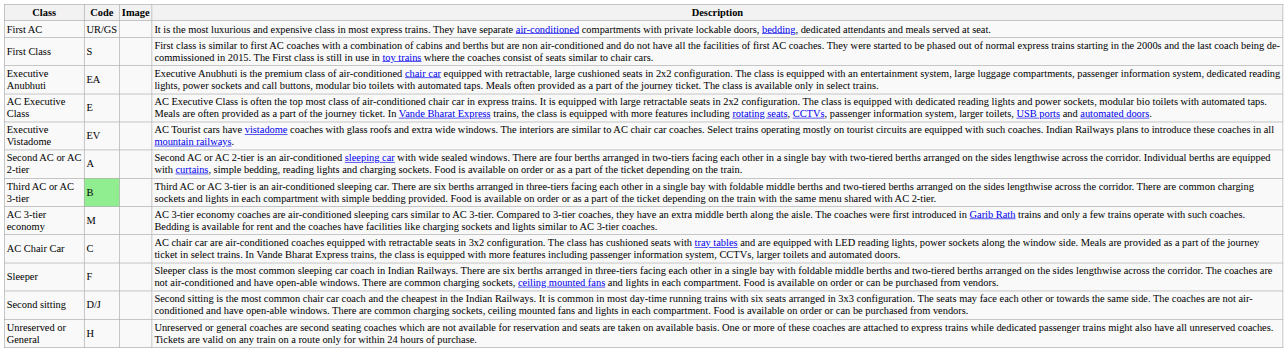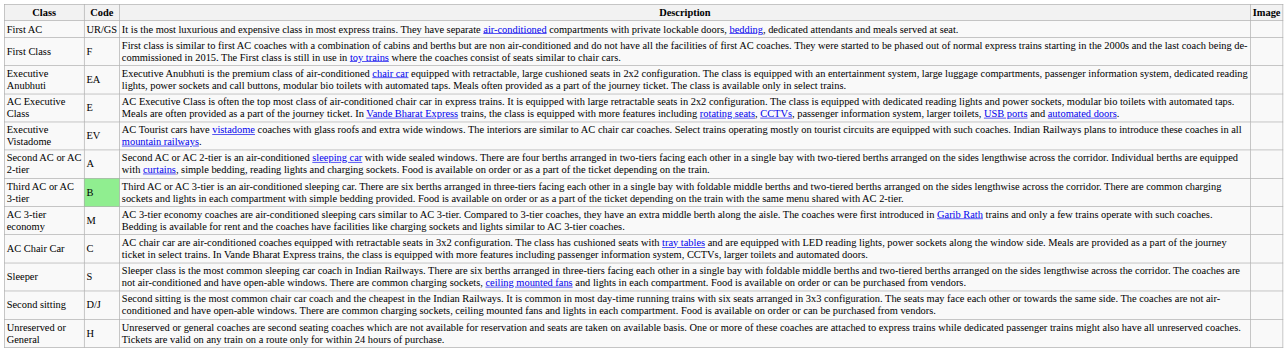columns swapped: (136, 12) <-> (717, 12)
(89, 51) S -> (89, 51) F
(89, 277) F -> (89, 277) S
